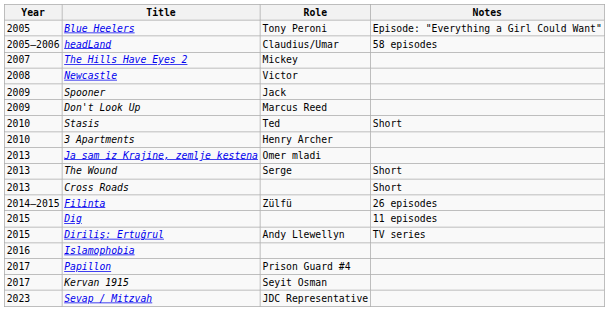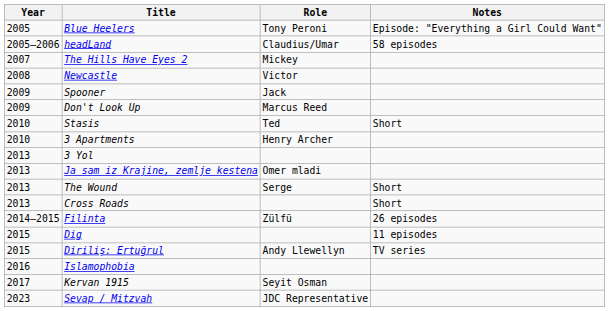+ row: (79, 155)
- row: (88, 267)
